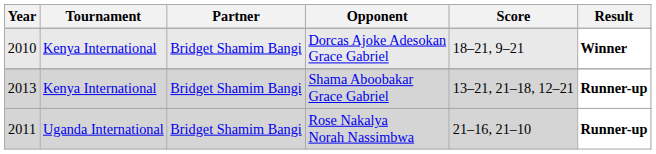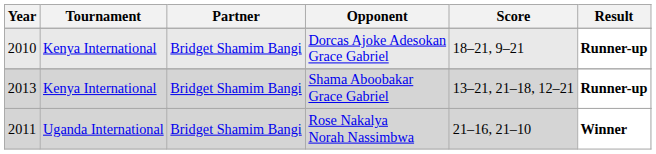(604, 48) Winner -> (614, 48) Runner-up
(614, 129) Runner-up -> (604, 129) Winner
